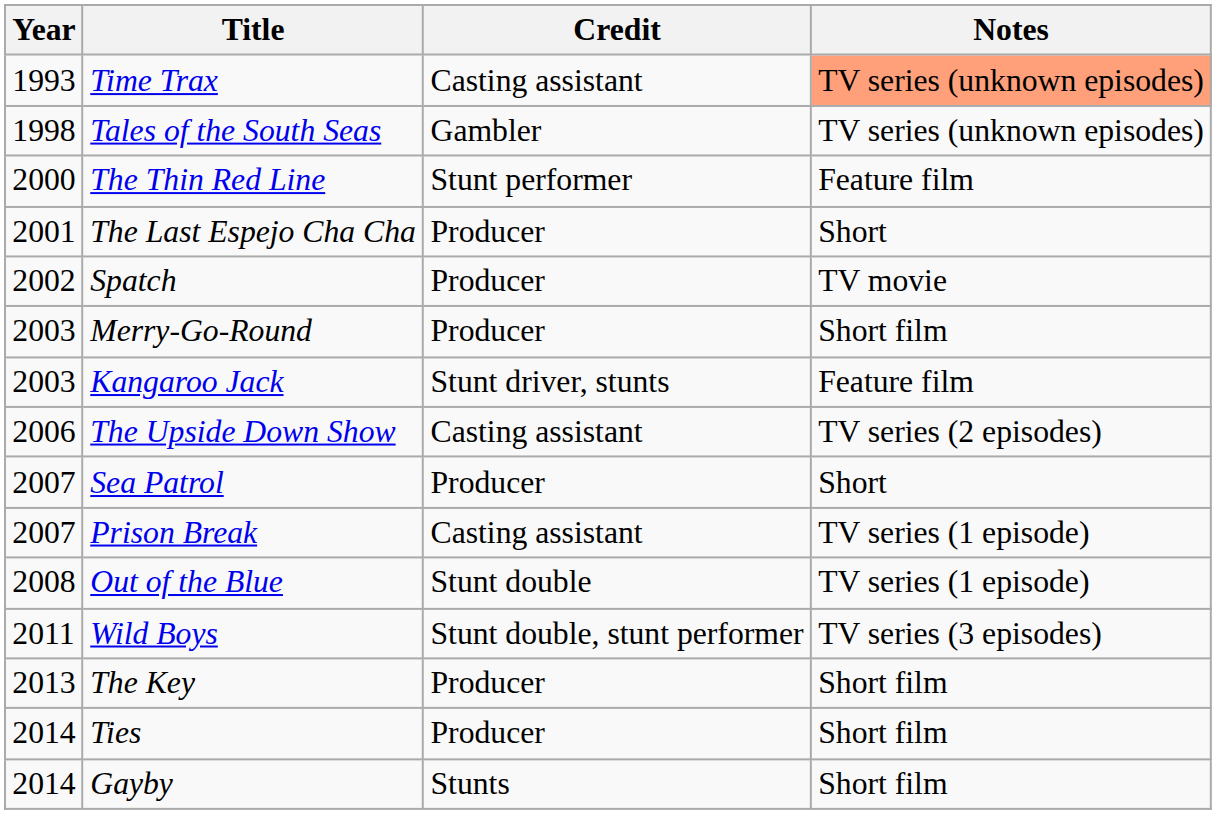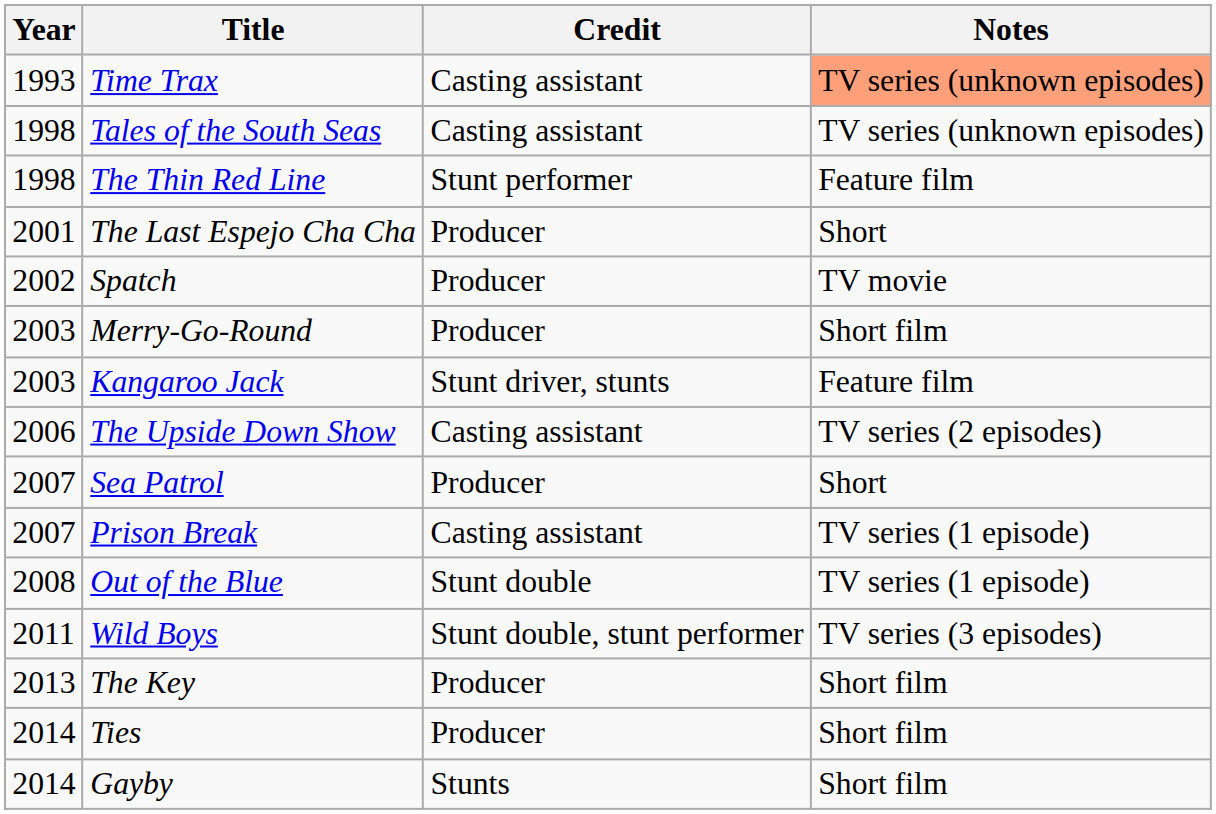(486, 130) Gambler -> (537, 130) Casting assistant
(44, 180) 2000 -> (44, 180) 1998
